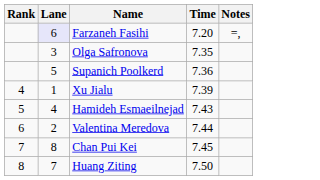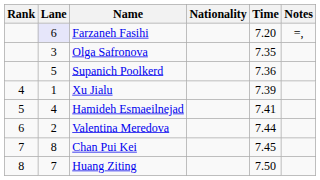+ column: (218, 14)
(203, 109) 7.43 -> (265, 109) 7.41
